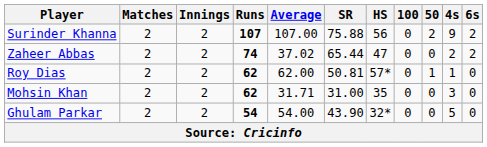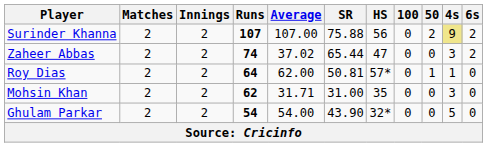(452, 34) no background -> (452, 34) khaki background
(452, 54) 2 -> (452, 54) 3
(250, 73) 62 -> (250, 73) 64
